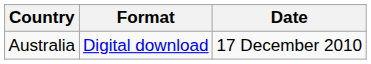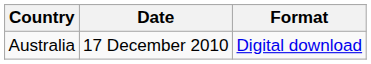columns swapped: (289, 18) <-> (146, 18)
